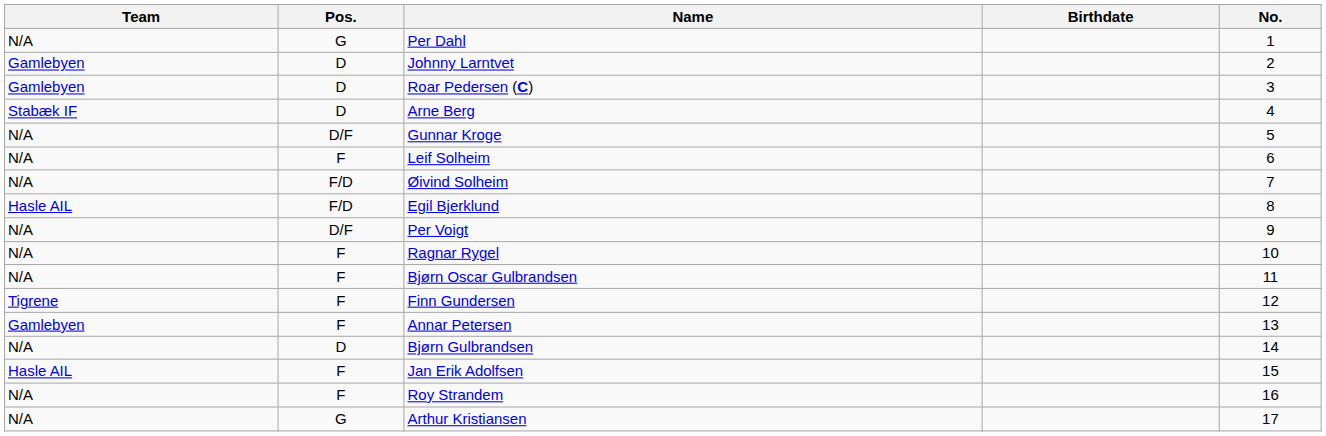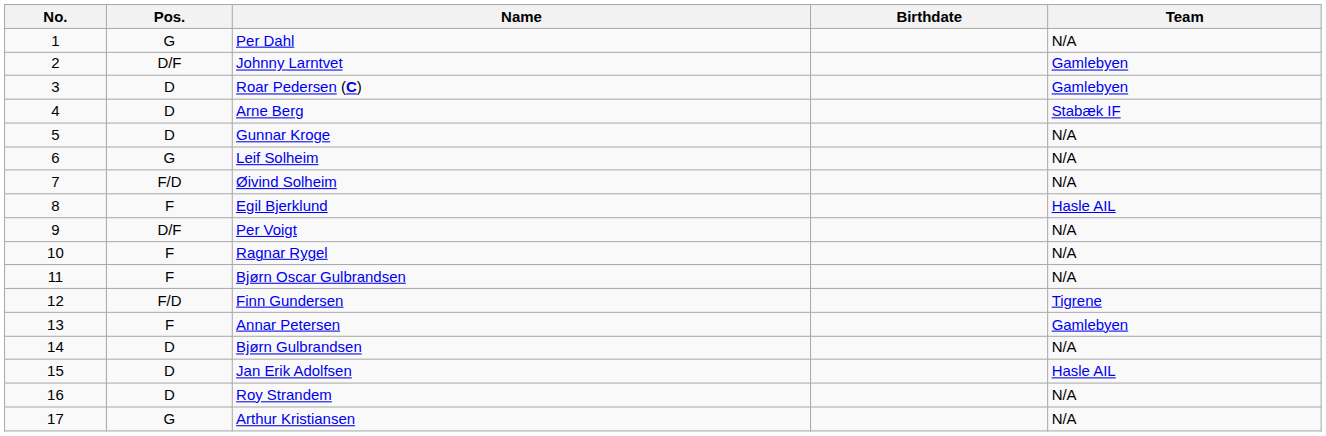columns swapped: (1270, 17) <-> (141, 17)
(341, 64) D -> (169, 64) D/F
(341, 135) D/F -> (169, 135) D
(341, 159) F -> (169, 159) G
(341, 206) F/D -> (169, 206) F
(341, 301) F -> (169, 301) F/D
(341, 372) F -> (169, 372) D
(341, 395) F -> (169, 395) D
